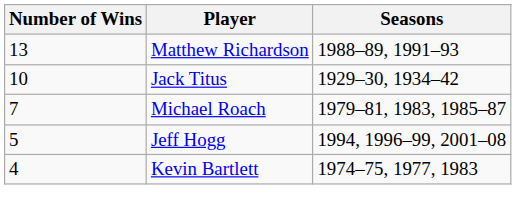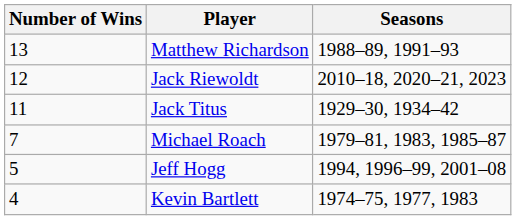+ row: (205, 79)
(18, 79) 10 -> (18, 109) 11
